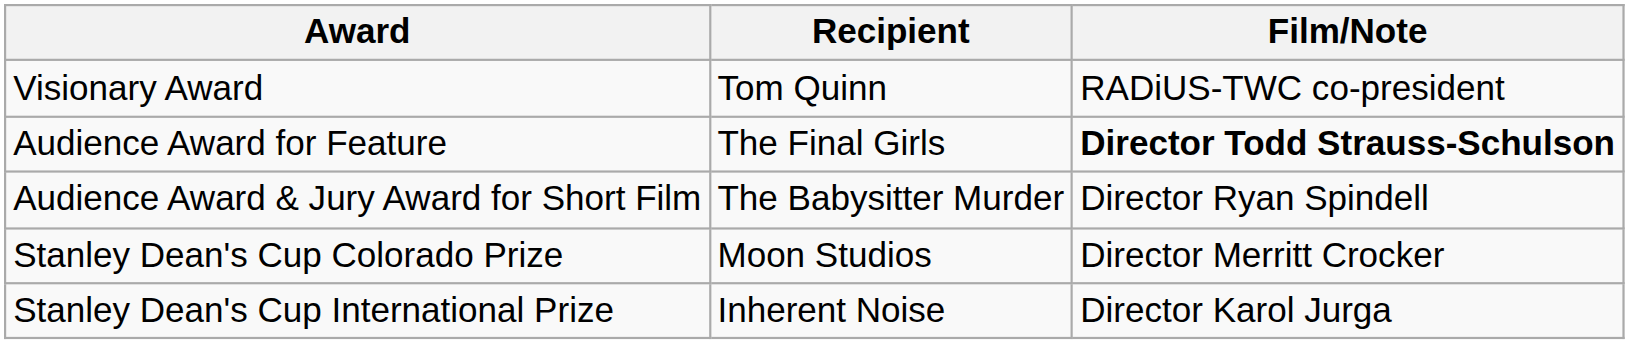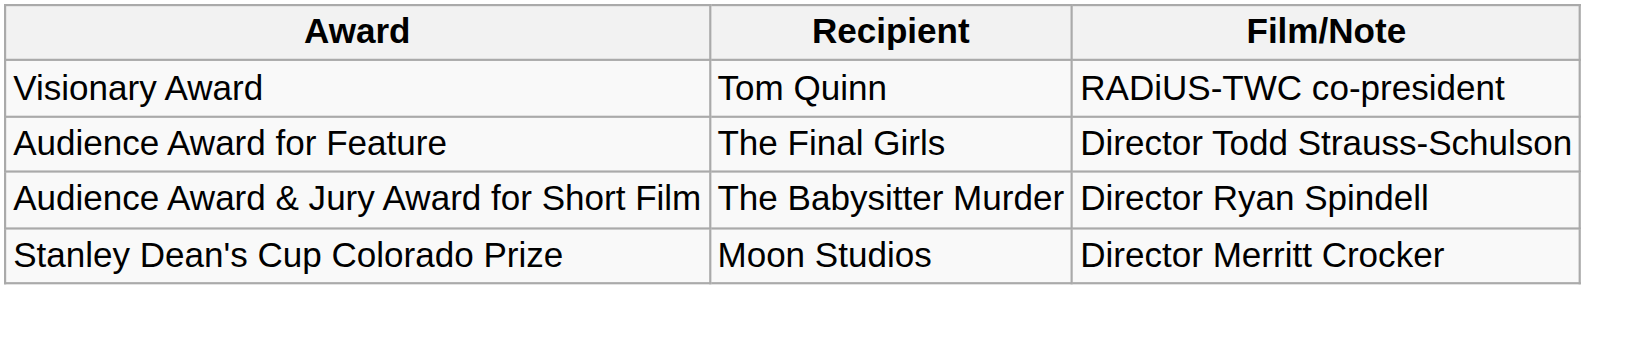(1348, 143) bold -> (1326, 143) normal
- row: (314, 310)
